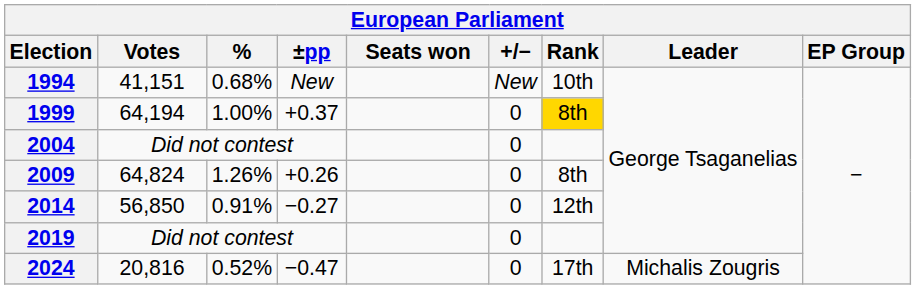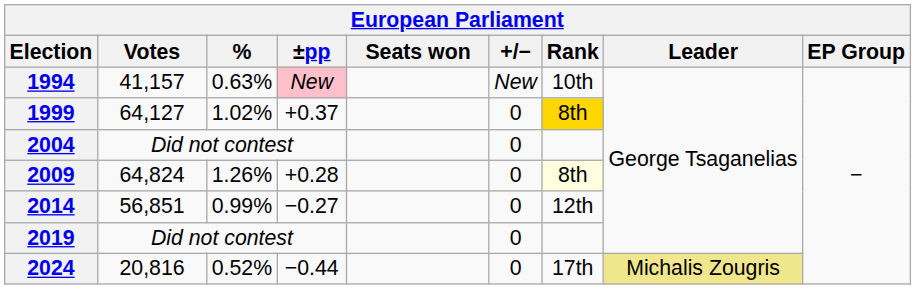(152, 82) 41,151 -> (152, 82) 41,157
(242, 82) 0.68% -> (242, 82) 0.63%
(312, 82) no background -> (312, 82) pink background
(152, 113) 64,194 -> (152, 113) 64,127
(242, 113) 1.00% -> (242, 113) 1.02%
(312, 175) +0.26 -> (312, 175) +0.28
(573, 175) no background -> (573, 175) lightyellow background
(152, 206) 56,850 -> (152, 206) 56,851
(242, 206) 0.91% -> (242, 206) 0.99%
(312, 268) −0.47 -> (312, 268) −0.44
(703, 268) no background -> (703, 268) khaki background
